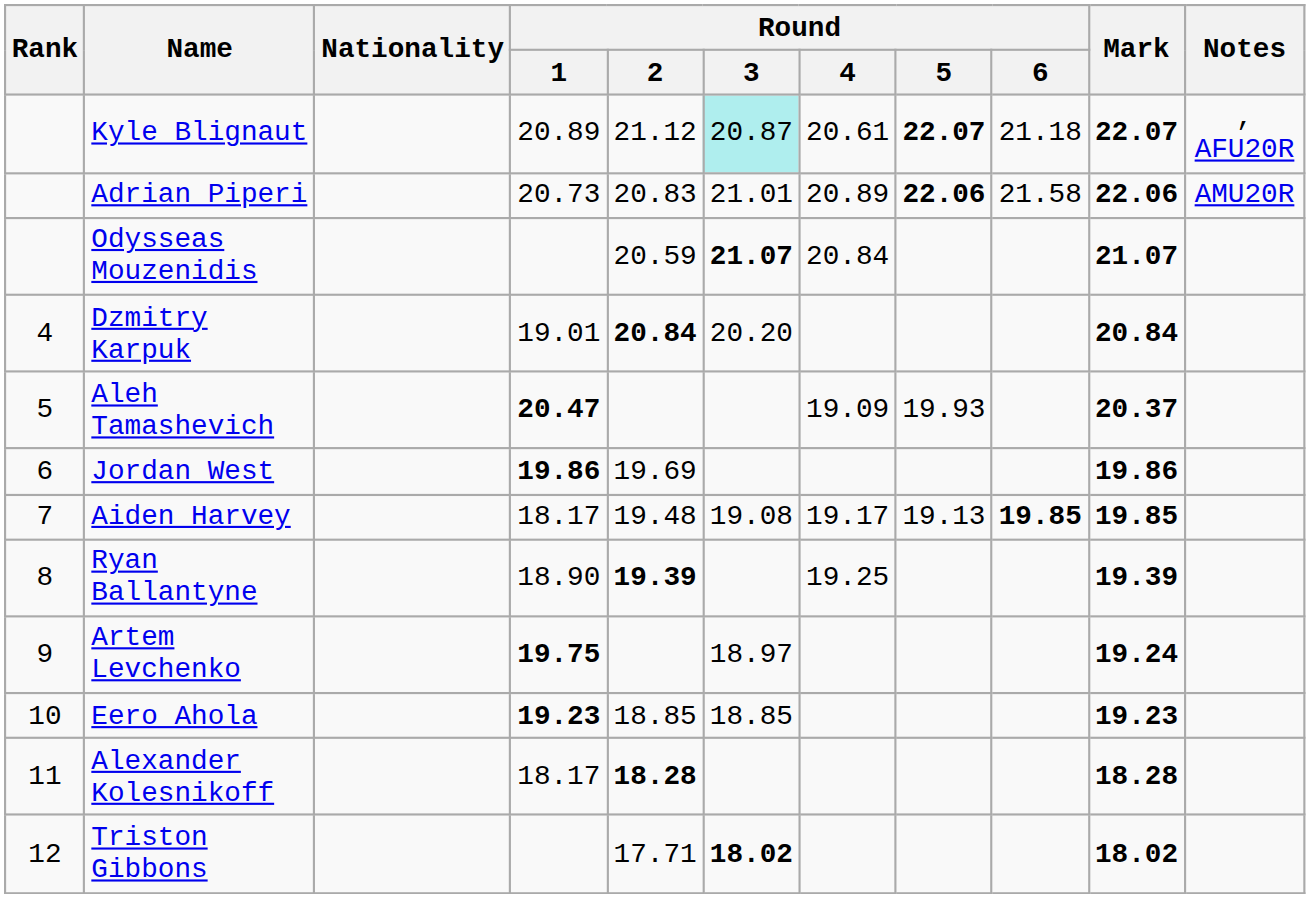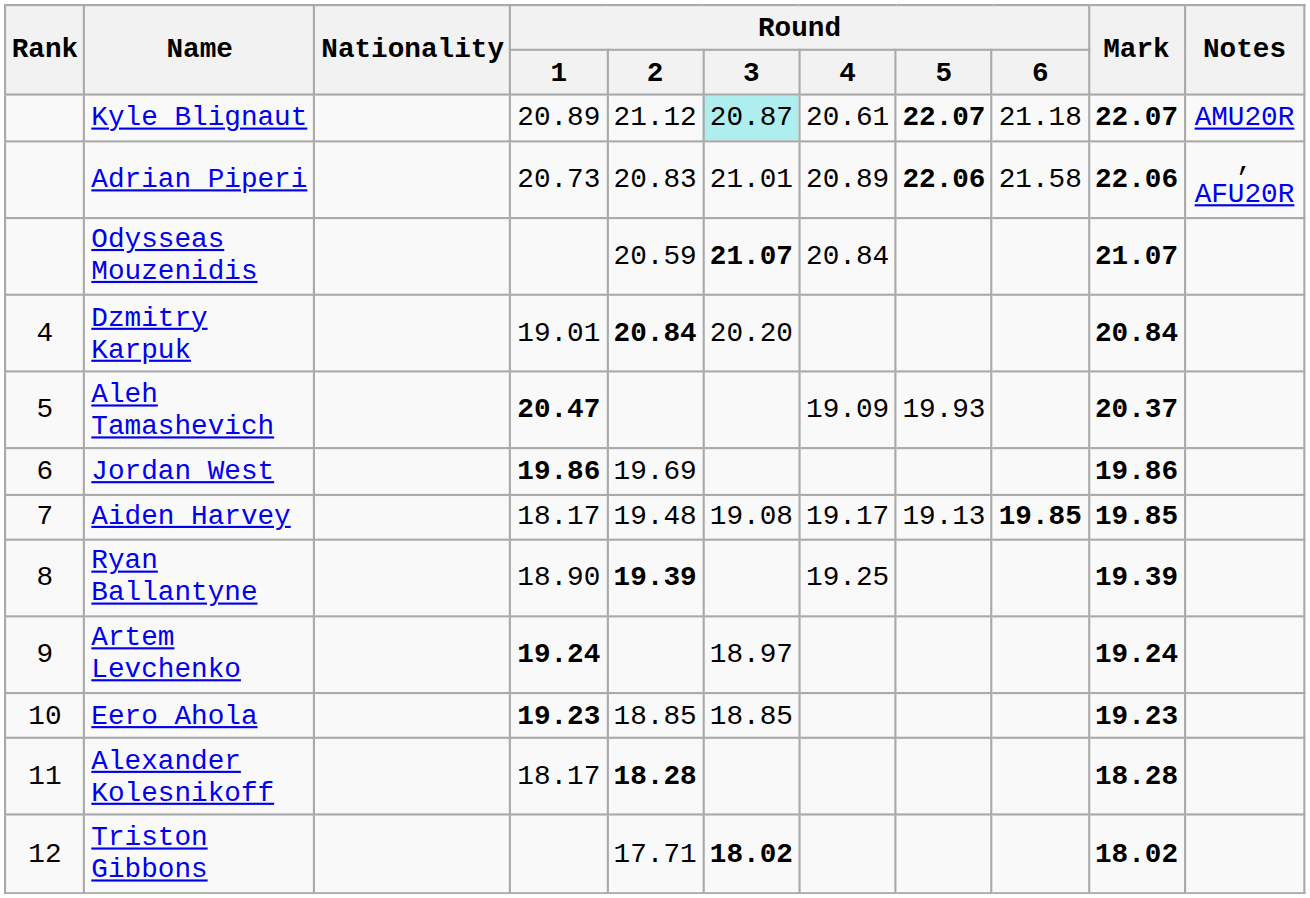(1244, 134) , AFU20R -> (1244, 118) AMU20R
(1244, 195) AMU20R -> (1244, 179) , AFU20R
(559, 655) 19.75 -> (559, 655) 19.24
